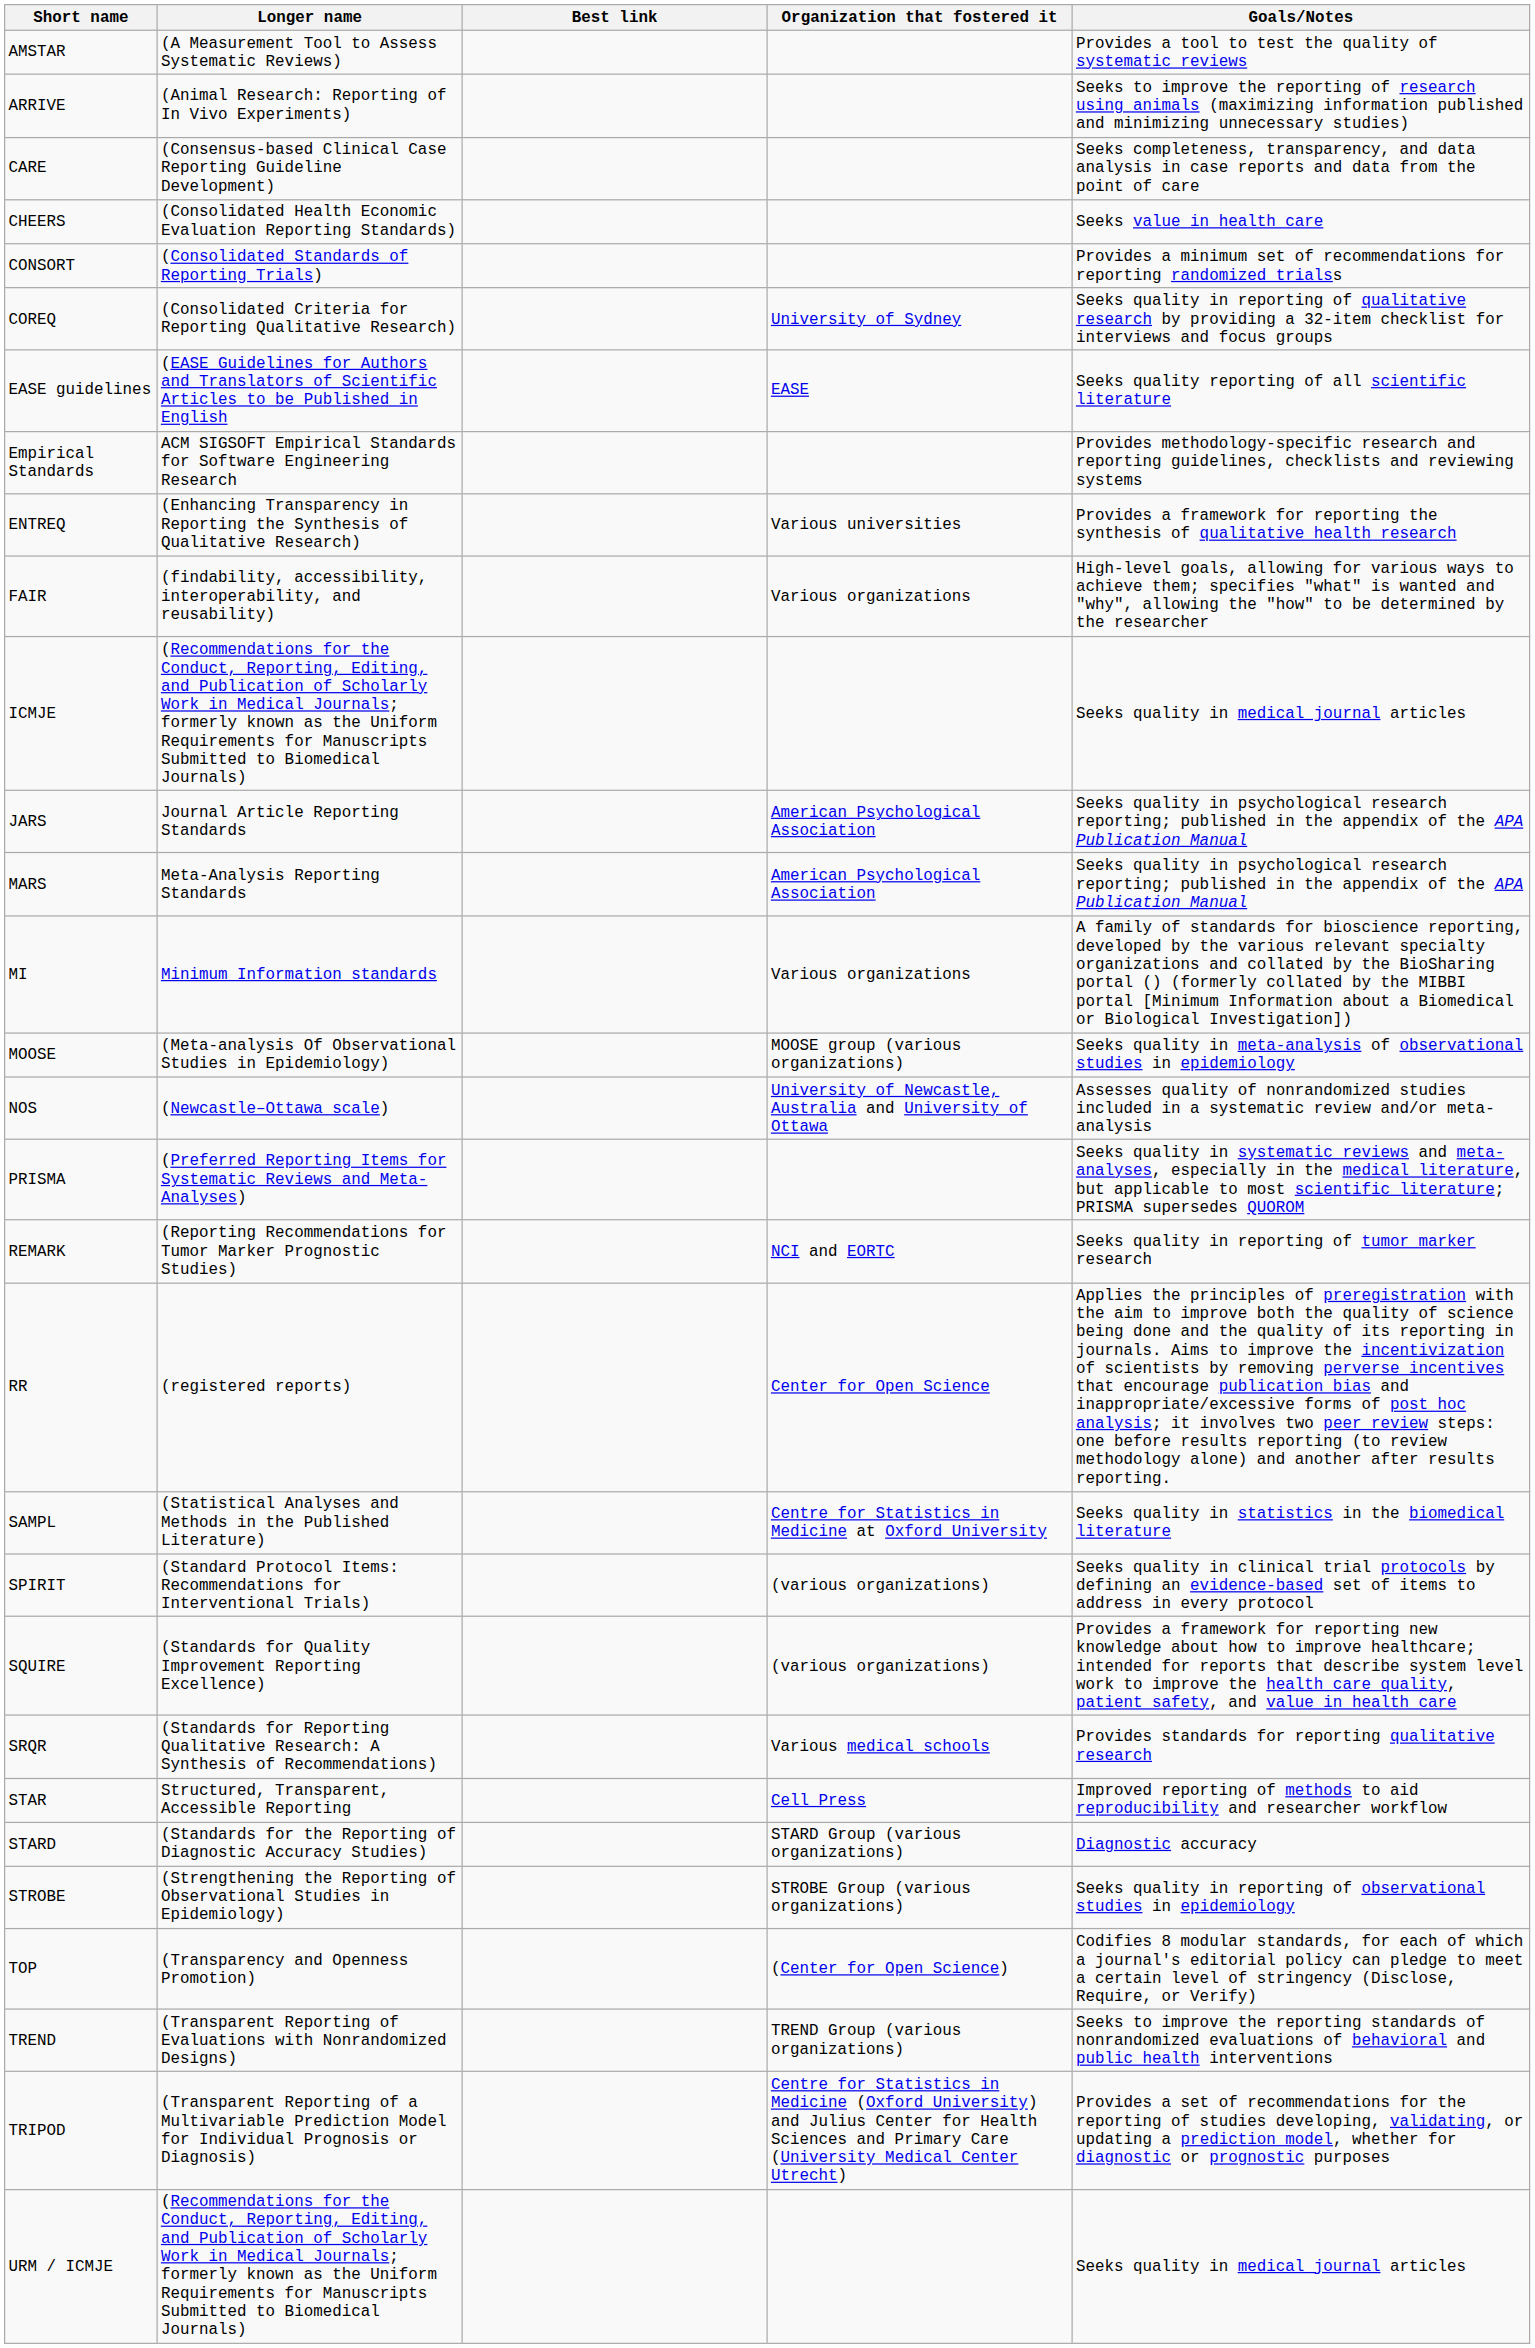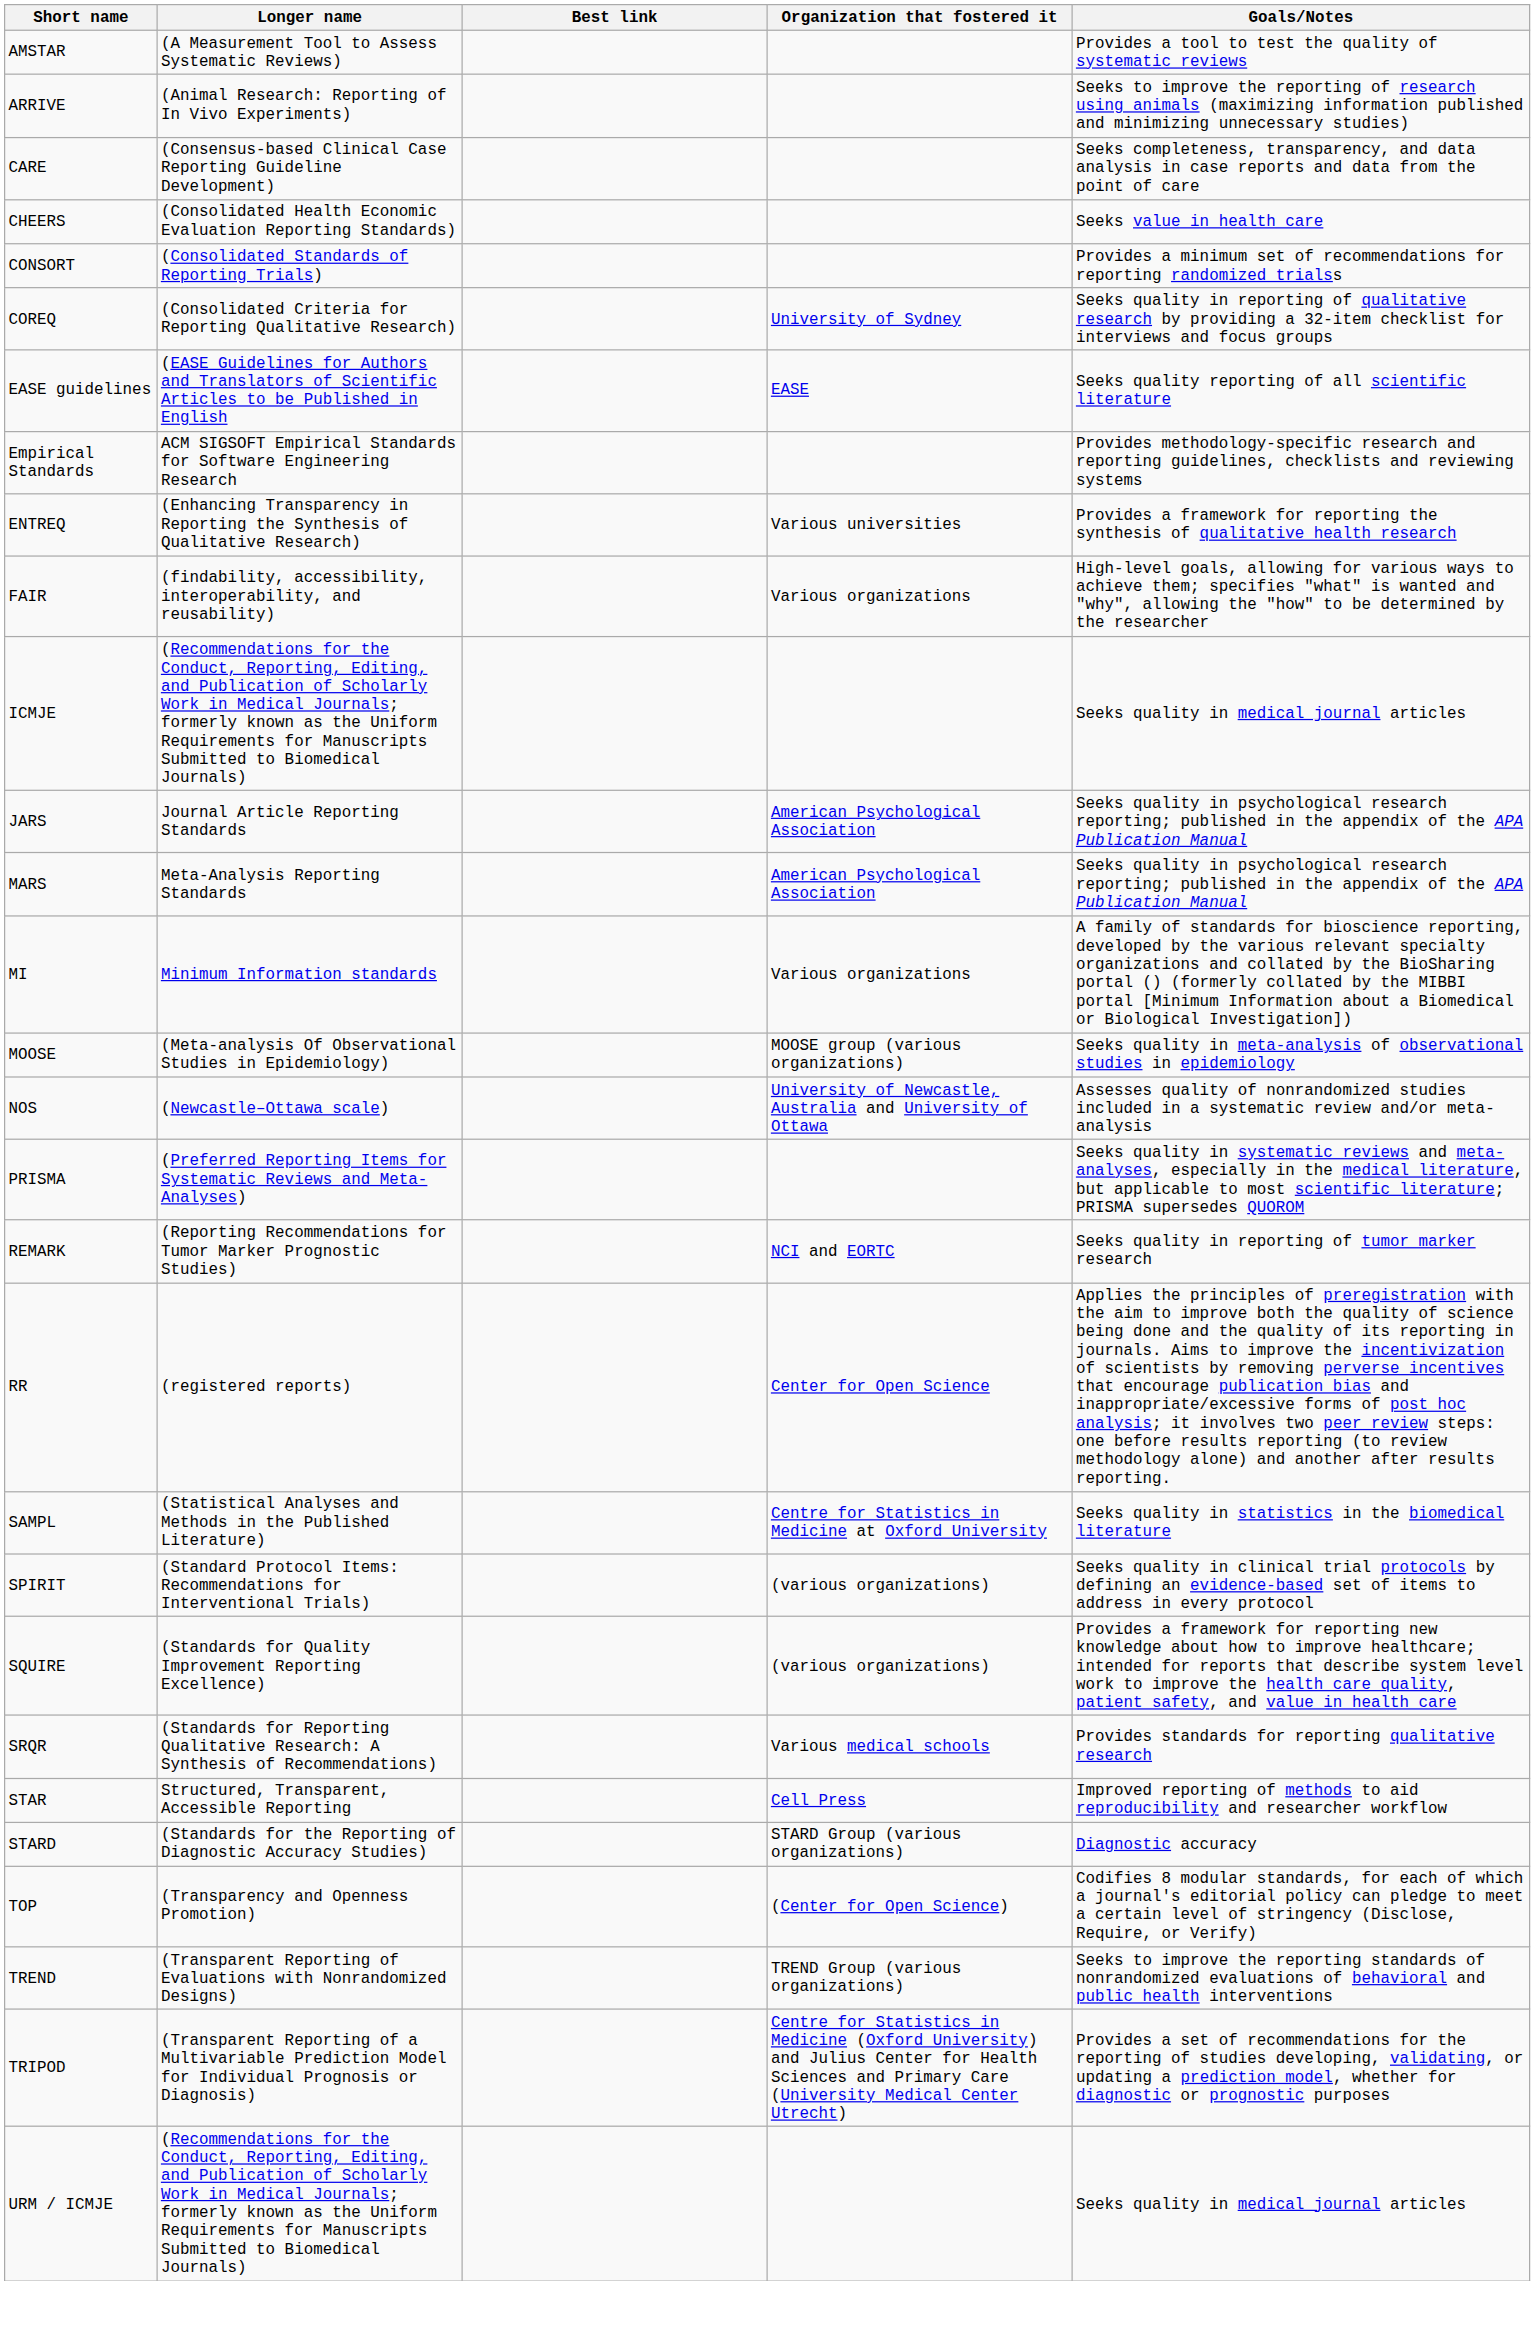- row: (37, 1897)
